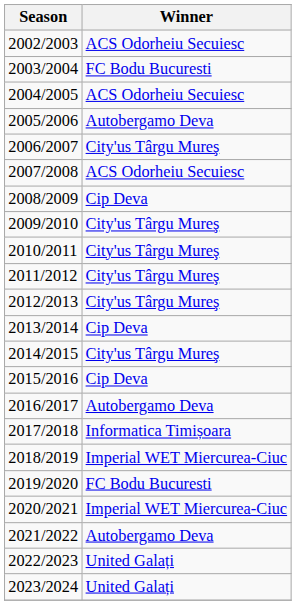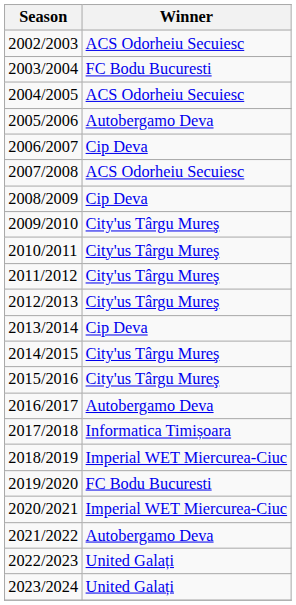(153, 146) City'us Târgu Mureş -> (117, 146) Cip Deva
(117, 379) Cip Deva -> (153, 379) City'us Târgu Mureş
